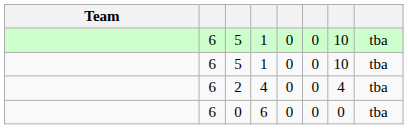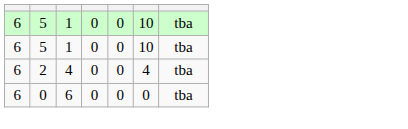- column: (102, 16)
